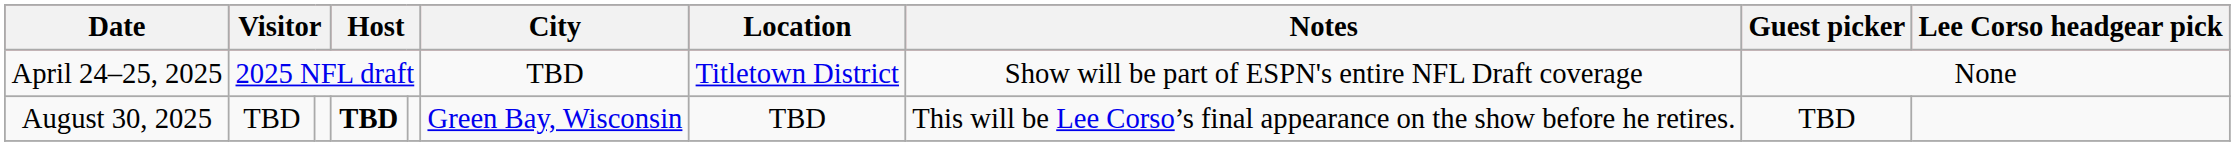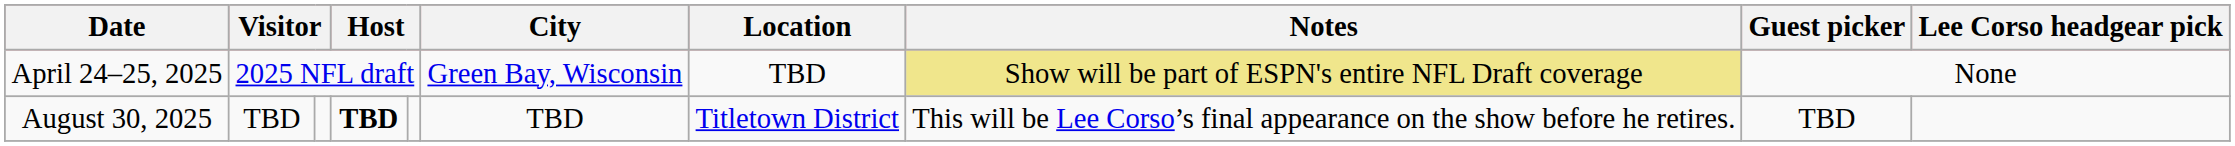(555, 72) TBD -> (555, 72) Green Bay, Wisconsin
(797, 72) Titletown District -> (797, 72) TBD
(1324, 72) no background -> (1324, 72) khaki background
(555, 118) Green Bay, Wisconsin -> (555, 118) TBD
(797, 118) TBD -> (797, 118) Titletown District
